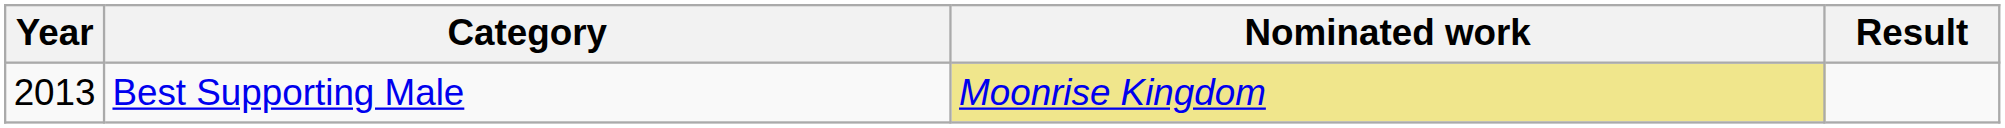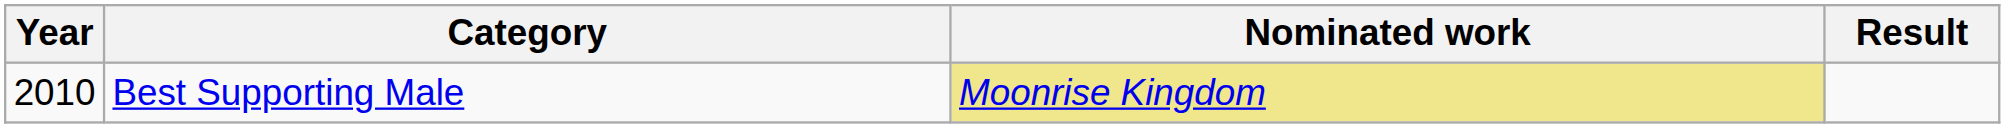(55, 92) 2013 -> (55, 92) 2010
